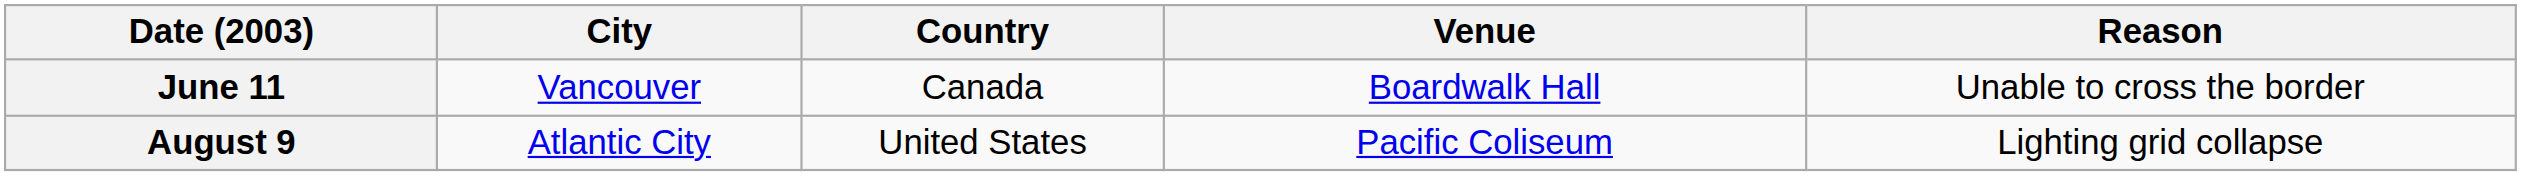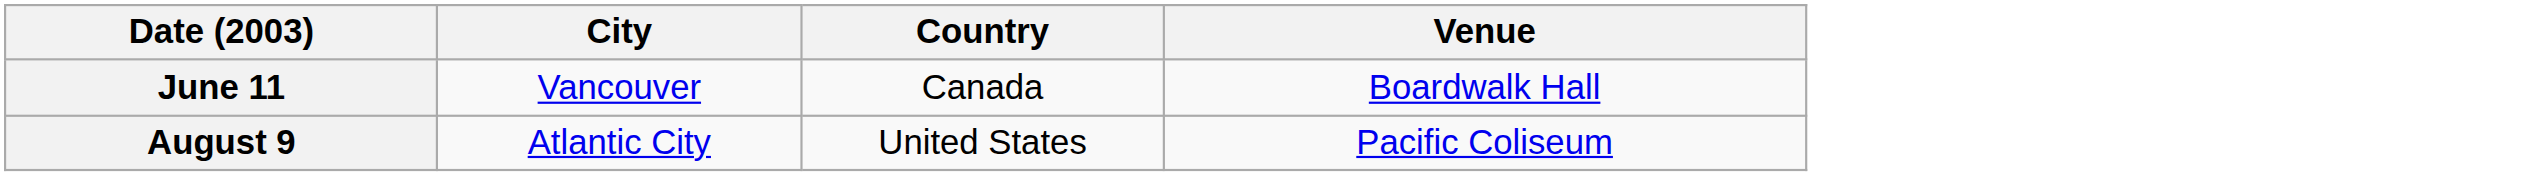- column: (2160, 32)
